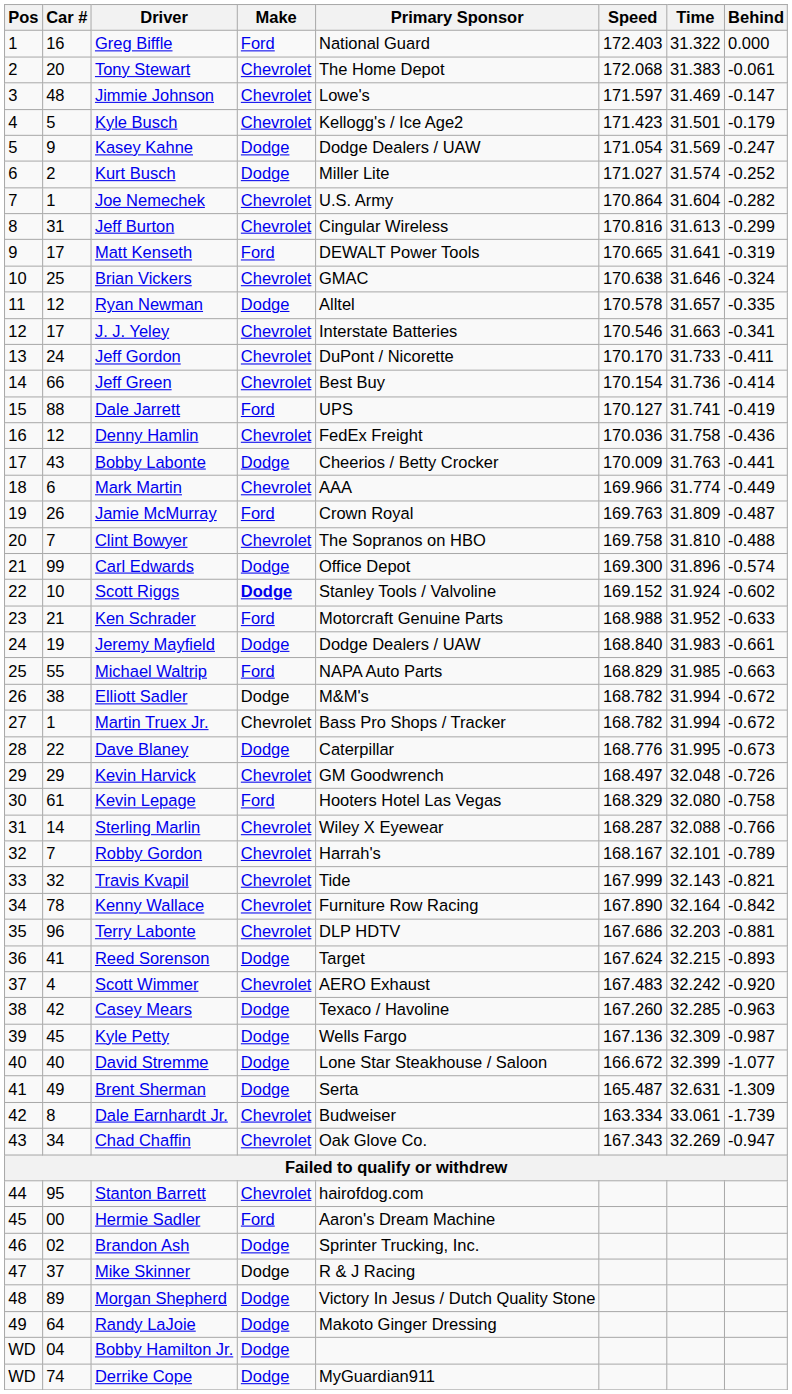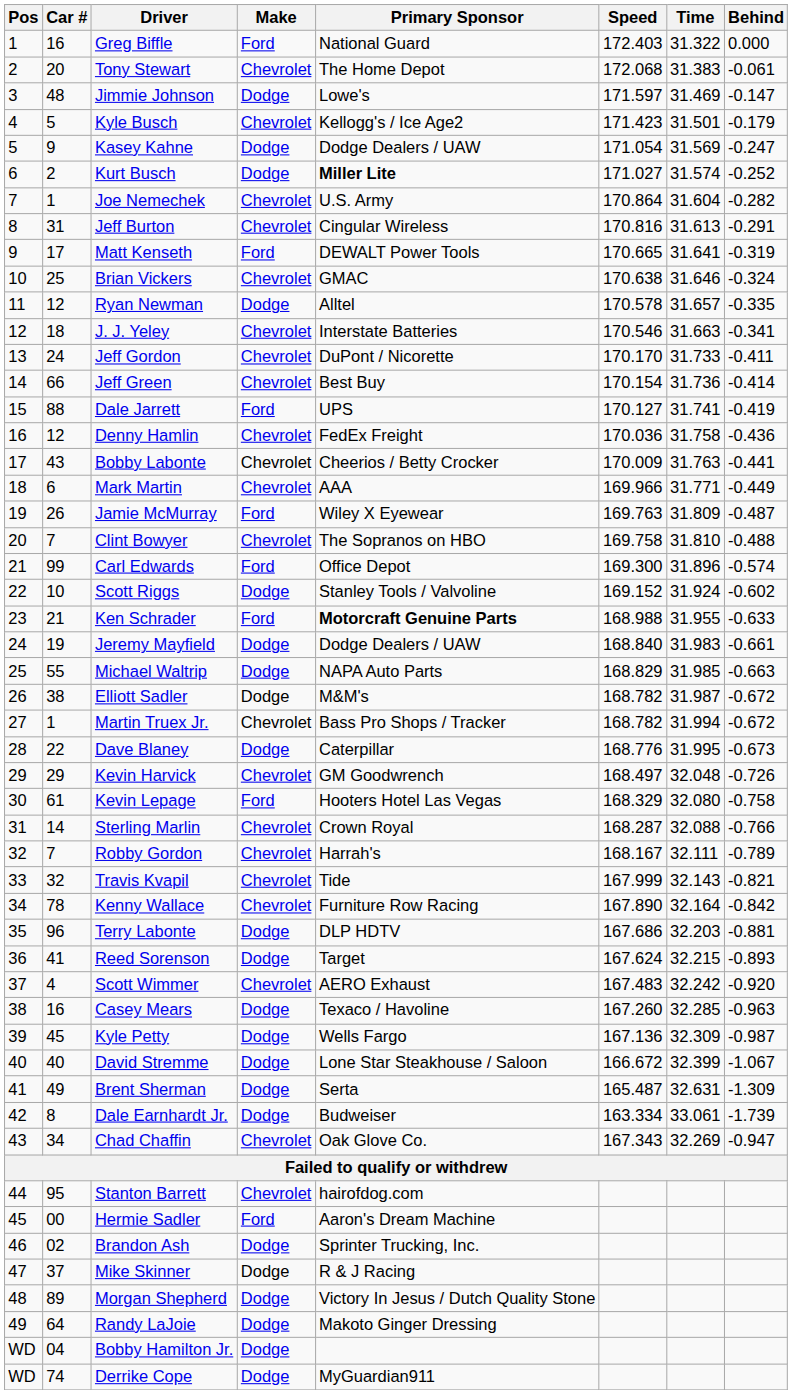(276, 95) Chevrolet -> (265, 95) Dodge
(354, 174) normal -> (357, 174) bold
(751, 226) -0.299 -> (751, 226) -0.291
(55, 331) 17 -> (55, 331) 18
(265, 461) Dodge -> (276, 461) Chevrolet
(695, 488) 31.774 -> (695, 488) 31.771
(366, 514) Crown Royal -> (381, 514) Wiley X Eyewear
(265, 566) Dodge -> (258, 566) Ford
(267, 592) bold -> (265, 592) normal
(411, 618) normal -> (418, 618) bold
(695, 618) 31.952 -> (695, 618) 31.955
(258, 670) Ford -> (265, 670) Dodge
(695, 697) 31.994 -> (695, 697) 31.987
(381, 827) Wiley X Eyewear -> (366, 827) Crown Royal
(695, 853) 32.101 -> (694, 853) 32.111
(276, 932) Chevrolet -> (265, 932) Dodge
(55, 1010) 42 -> (55, 1010) 16
(751, 1063) -1.077 -> (751, 1063) -1.067
(276, 1115) Chevrolet -> (265, 1115) Dodge
